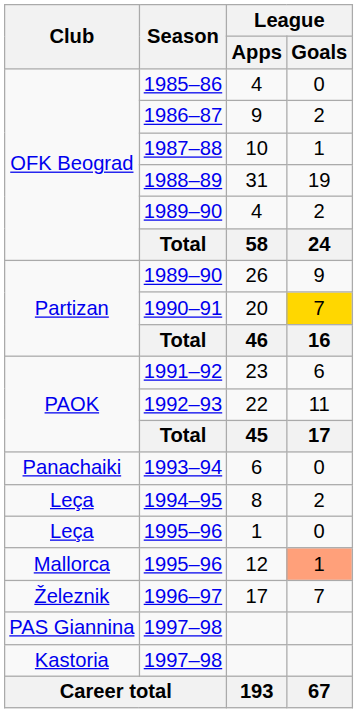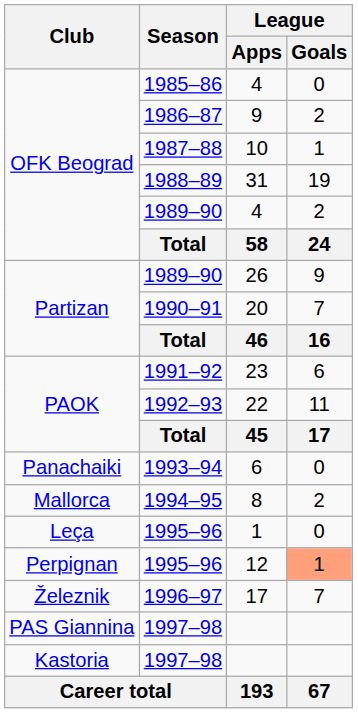(319, 308) gold background -> (319, 308) no background
(72, 500) Leça -> (72, 500) Mallorca
(72, 564) Mallorca -> (72, 564) Perpignan
